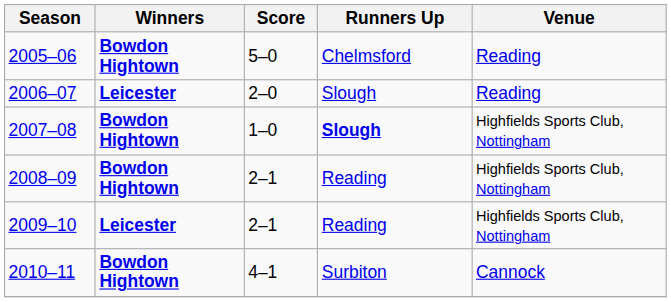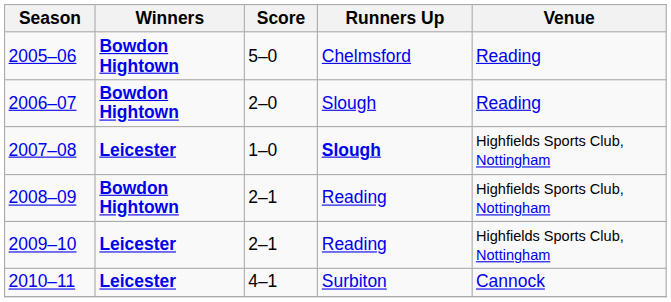(138, 93) Leicester -> (139, 103) Bowdon Hightown
(139, 130) Bowdon Hightown -> (138, 150) Leicester
(139, 272) Bowdon Hightown -> (138, 282) Leicester
